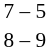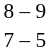rows swapped: (25, 11) <-> (25, 40)
